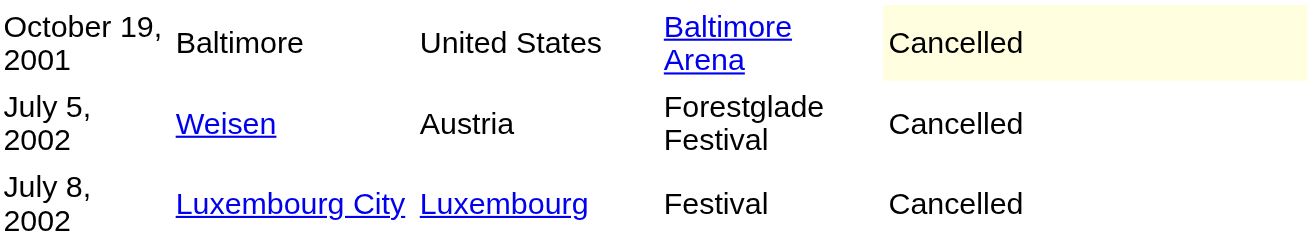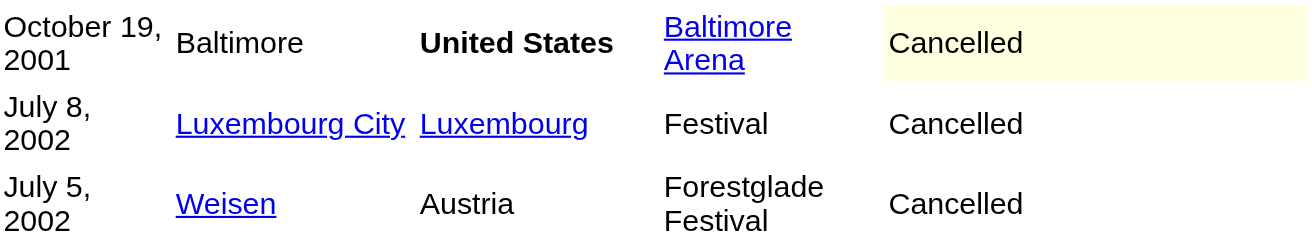(511, 43) normal -> (517, 43) bold
rows swapped: (47, 123) <-> (47, 203)
